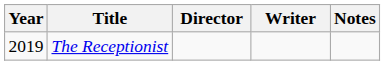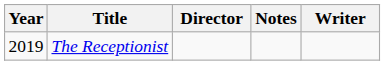columns swapped: (291, 18) <-> (355, 18)
